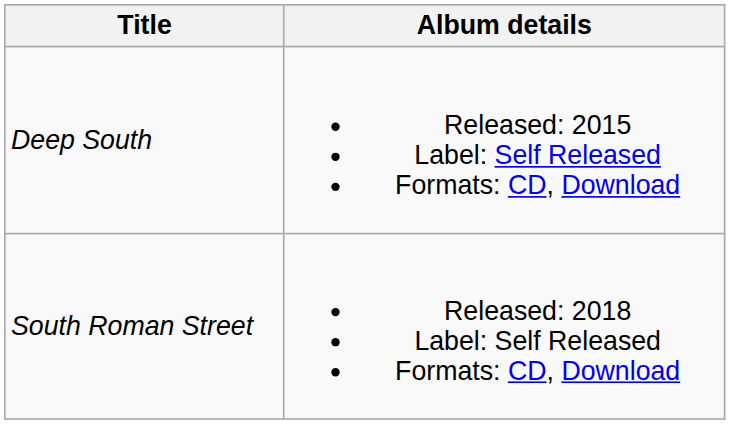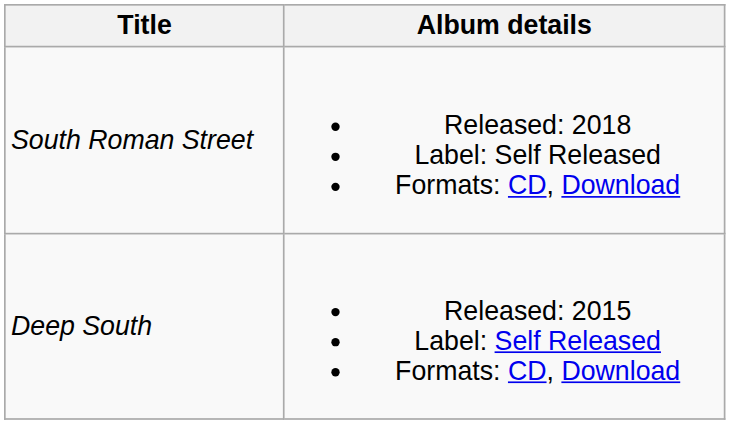rows swapped: (82, 139) <-> (132, 325)
